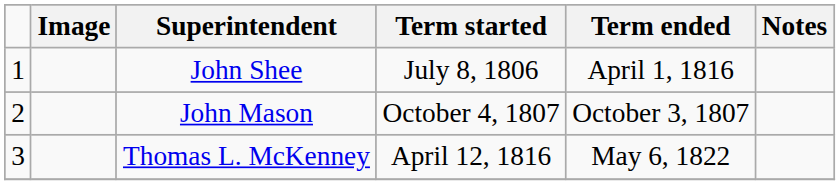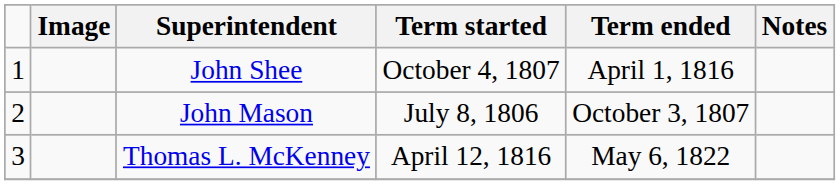(471, 69) July 8, 1806 -> (471, 69) October 4, 1807
(471, 112) October 4, 1807 -> (471, 112) July 8, 1806
